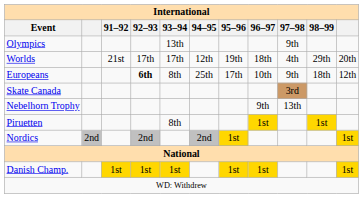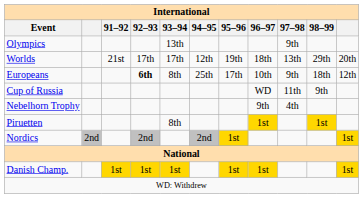(292, 59) 4th -> (292, 59) 13th
+ row: (35, 91)
- row: (34, 91)
(292, 106) 13th -> (292, 106) 4th
